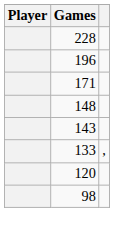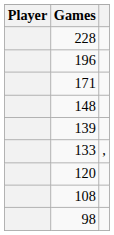- row: (85, 128)
+ row: (85, 128)
+ row: (85, 196)
